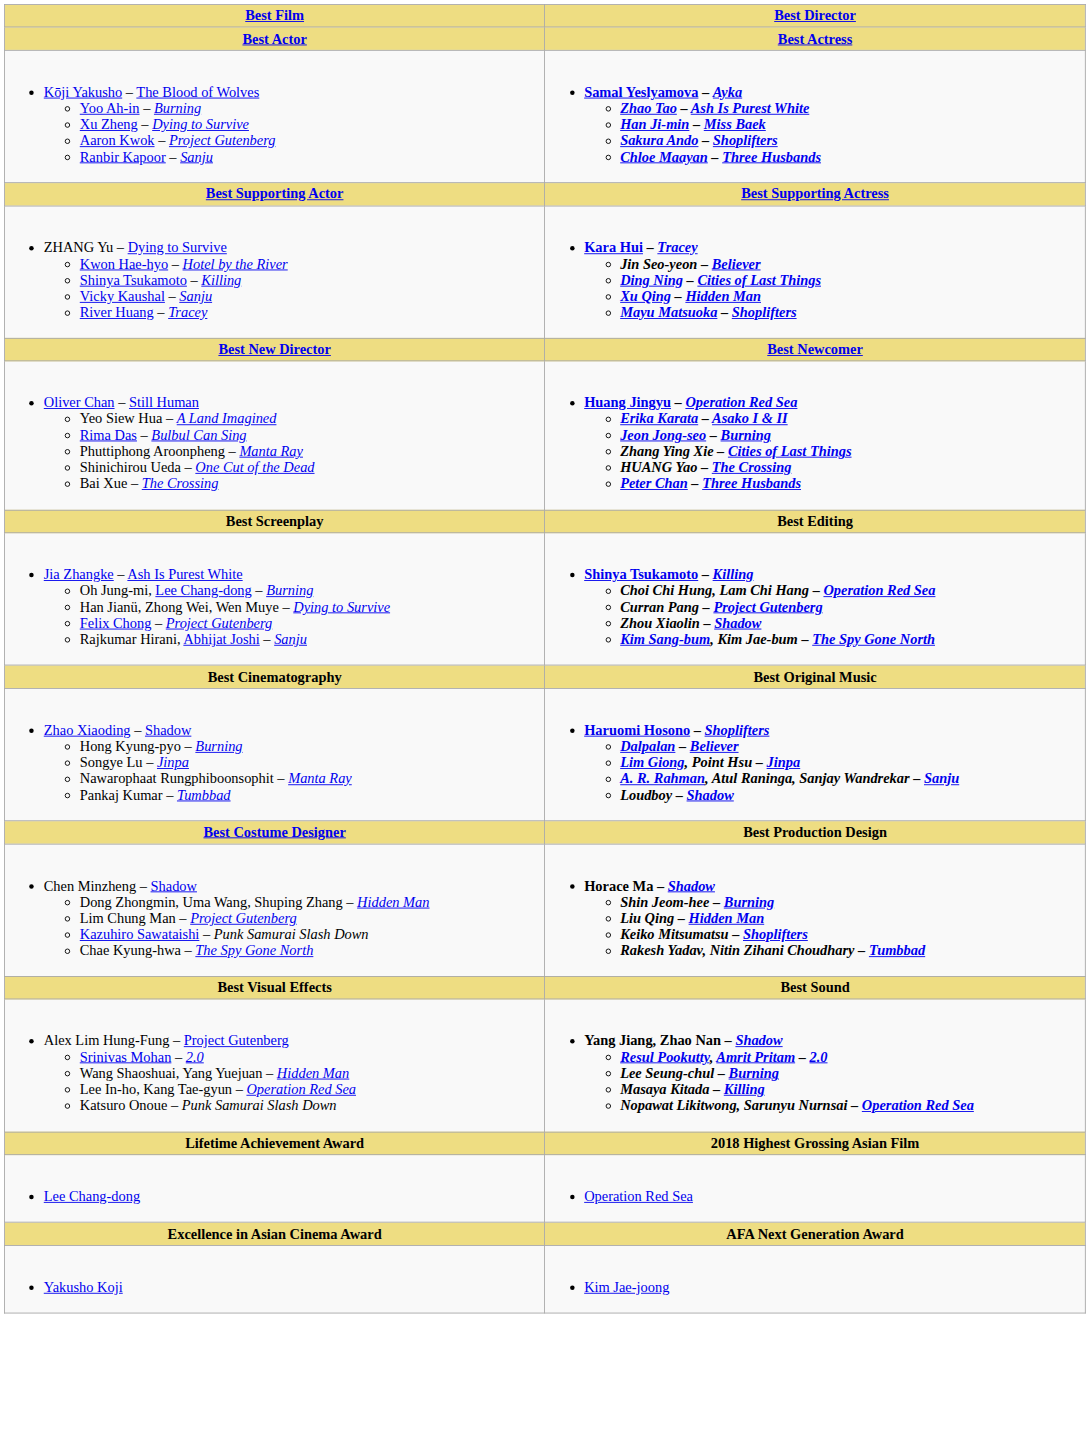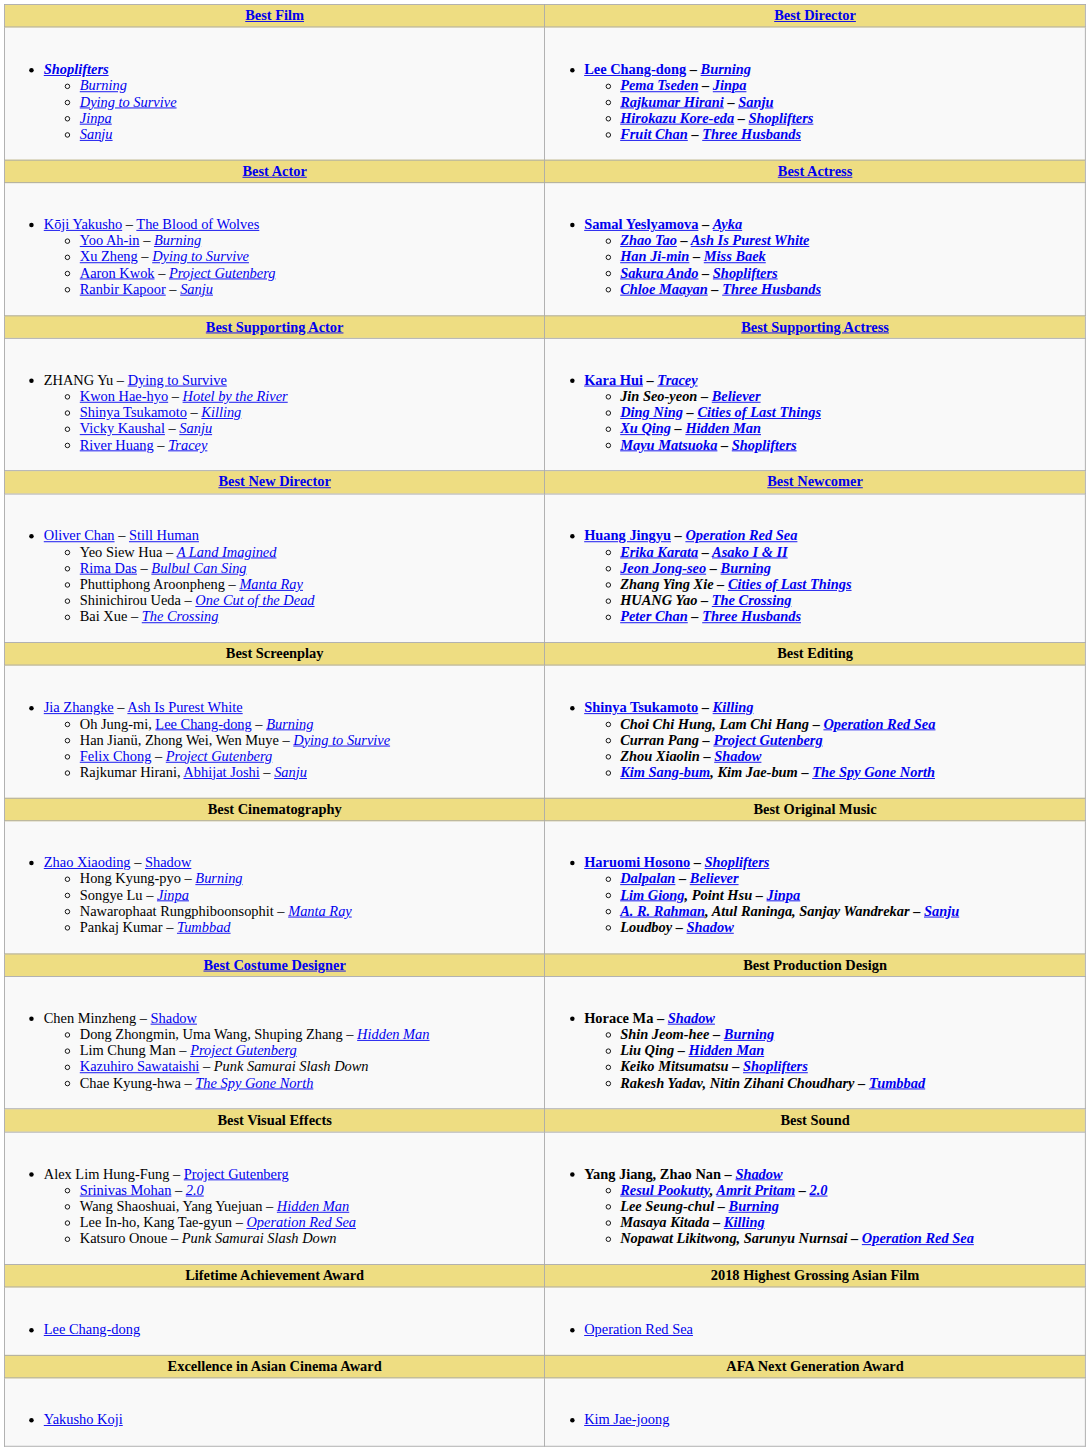+ row: (275, 102)
